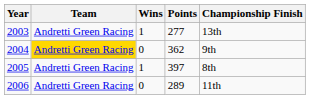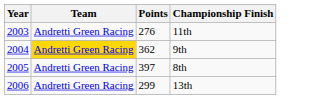- column: (151, 13)
(176, 31) 277 -> (147, 31) 276
(212, 31) 13th -> (182, 31) 11th
(176, 85) 289 -> (147, 85) 299
(212, 85) 11th -> (183, 85) 13th
